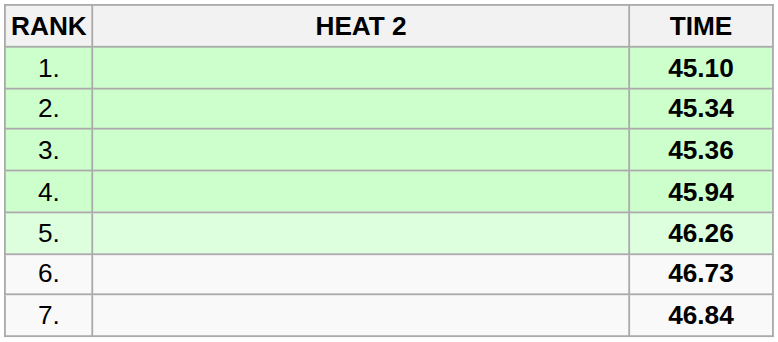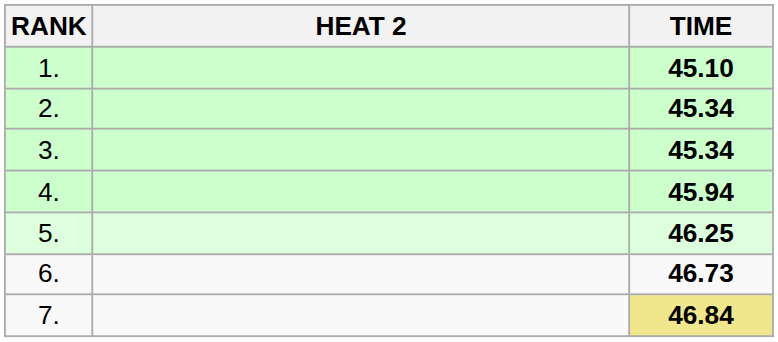(701, 150) 45.36 -> (701, 150) 45.34
(701, 233) 46.26 -> (701, 233) 46.25
(701, 316) no background -> (701, 316) khaki background
